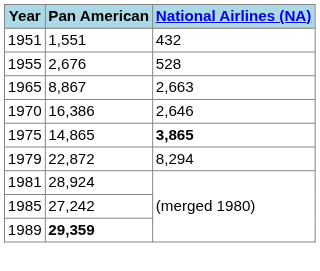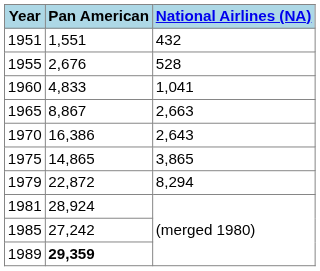+ row: (25, 87)
(175, 111) 2,646 -> (175, 135) 2,643
(175, 135) bold -> (175, 158) normal
